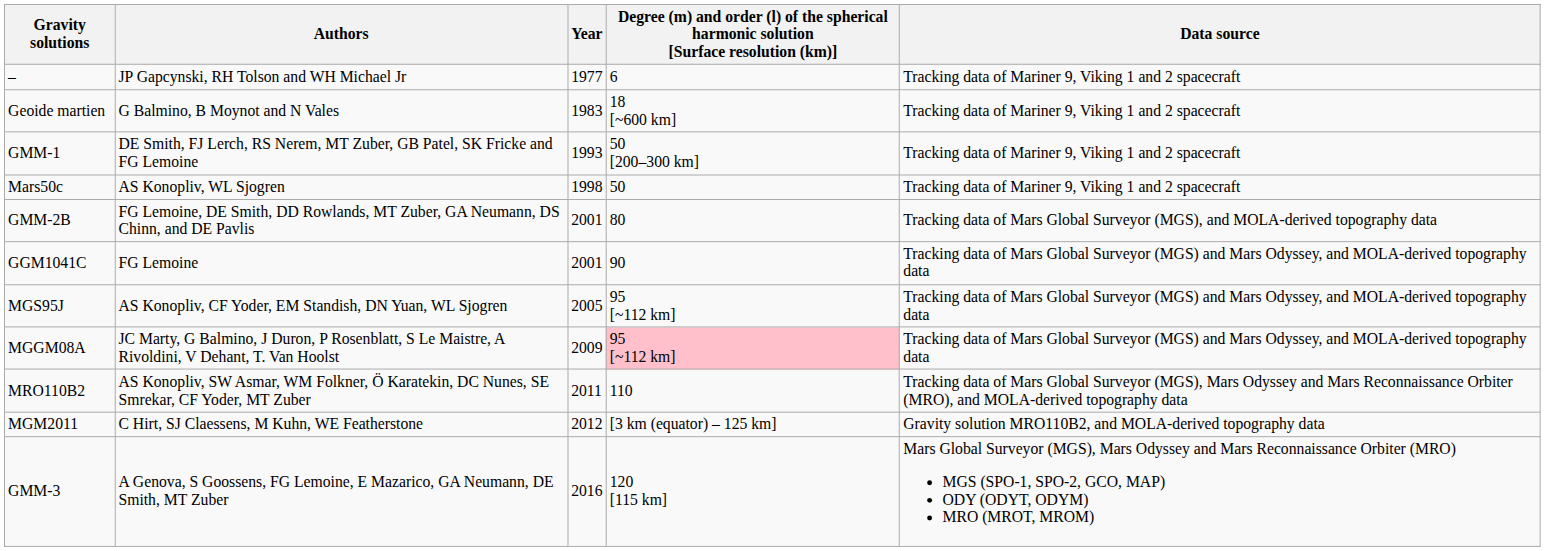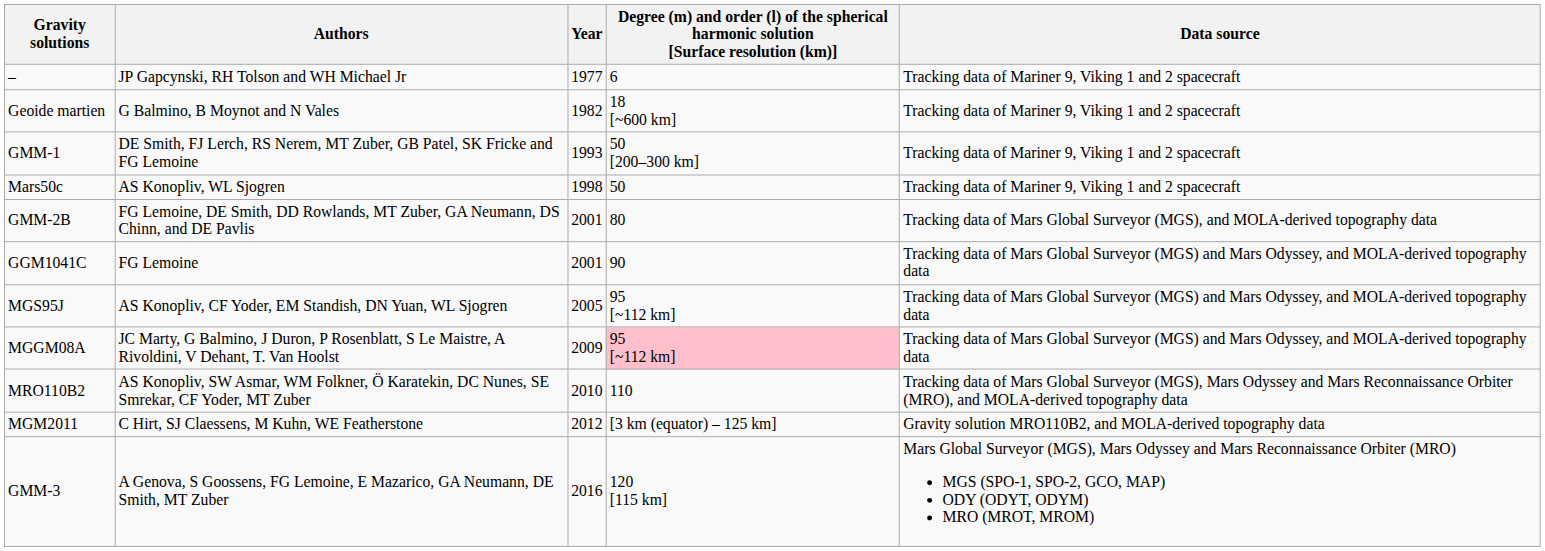(587, 110) 1983 -> (587, 110) 1982
(587, 390) 2011 -> (587, 390) 2010
